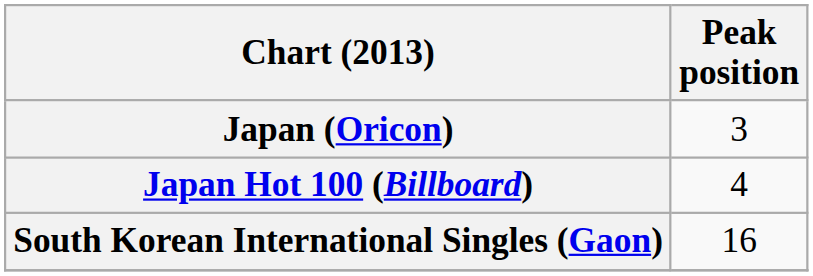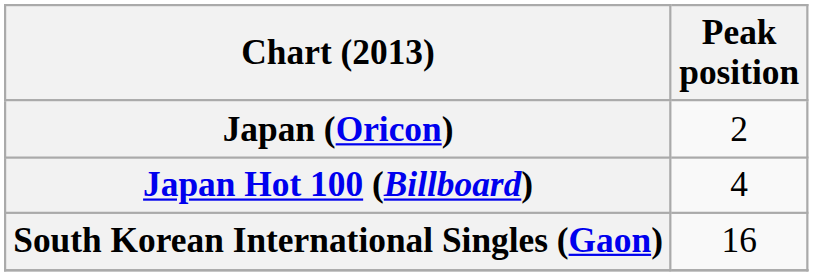(739, 128) 3 -> (739, 128) 2
